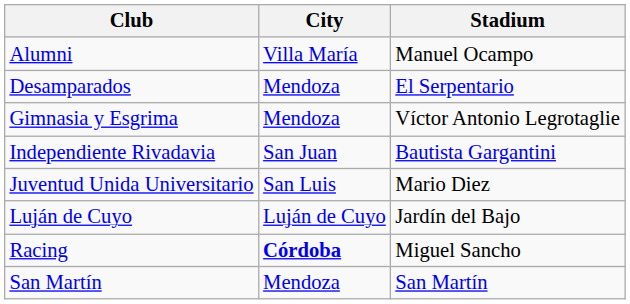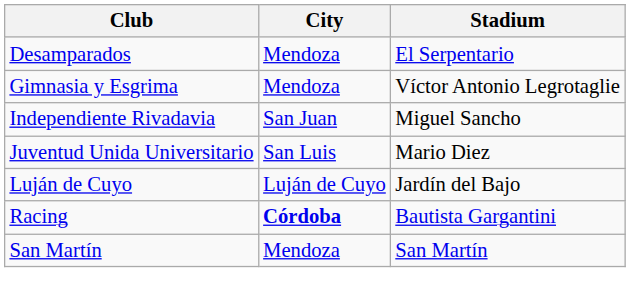- row: (41, 53)
(476, 151) Bautista Gargantini -> (458, 119) Miguel Sancho
(458, 250) Miguel Sancho -> (476, 217) Bautista Gargantini
